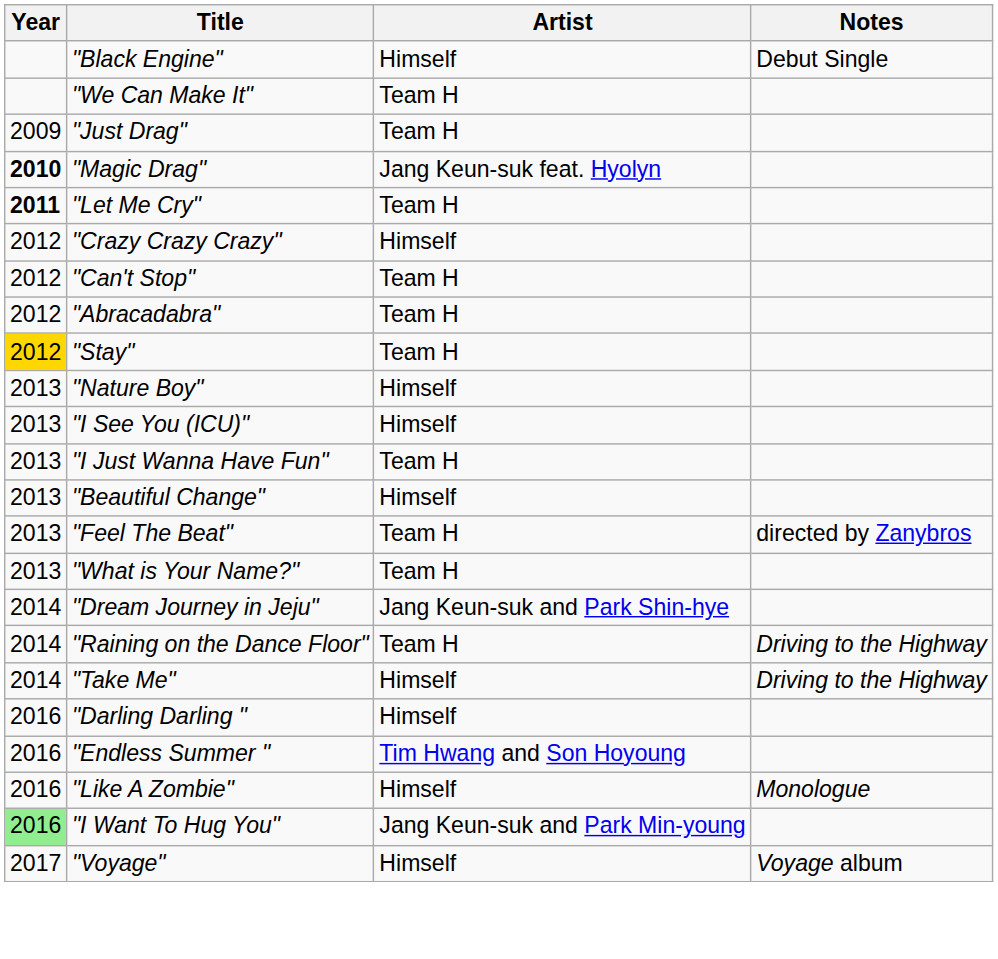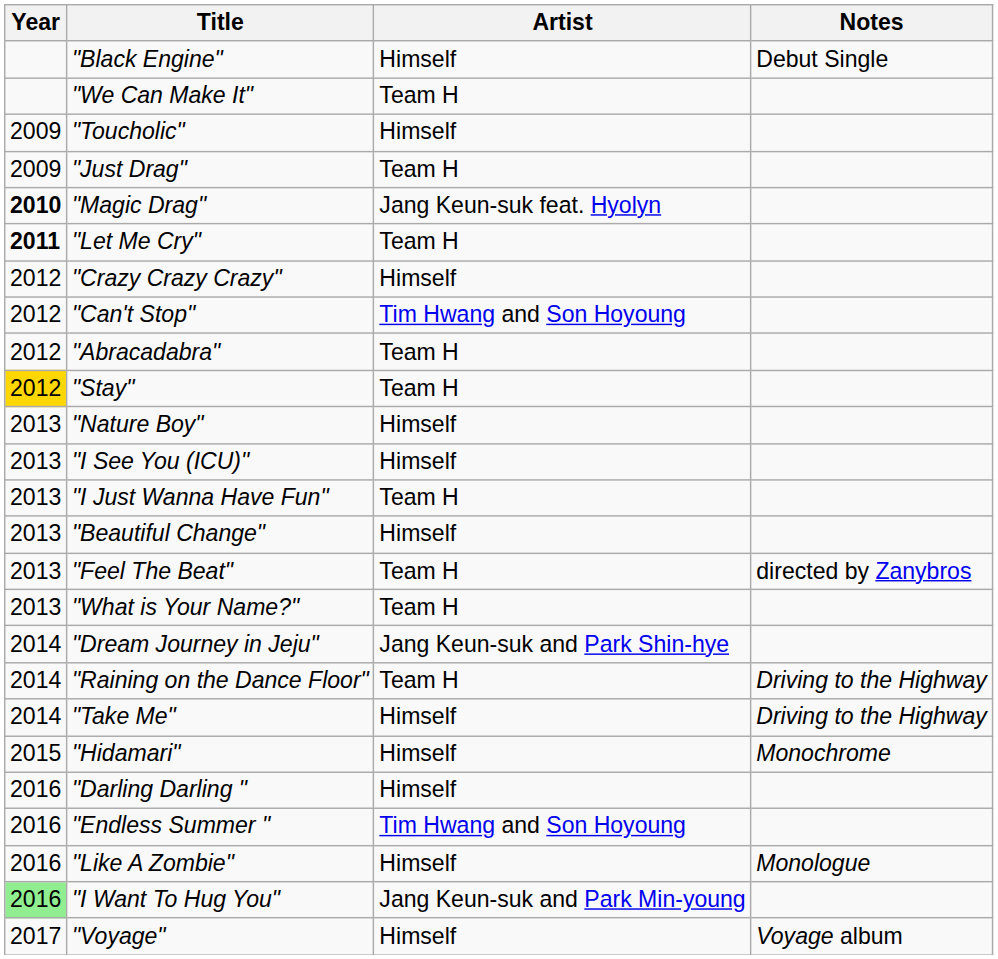+ row: (128, 132)
(419, 278) Team H -> (533, 315) Tim Hwang and Son Hoyoung
+ row: (126, 753)
